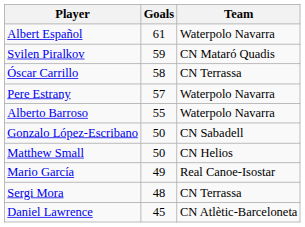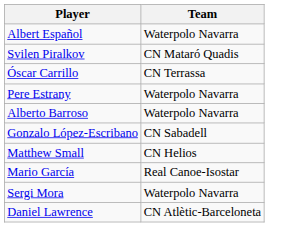- column: (159, 14)
(211, 192) CN Terrassa -> (191, 192) Waterpolo Navarra
